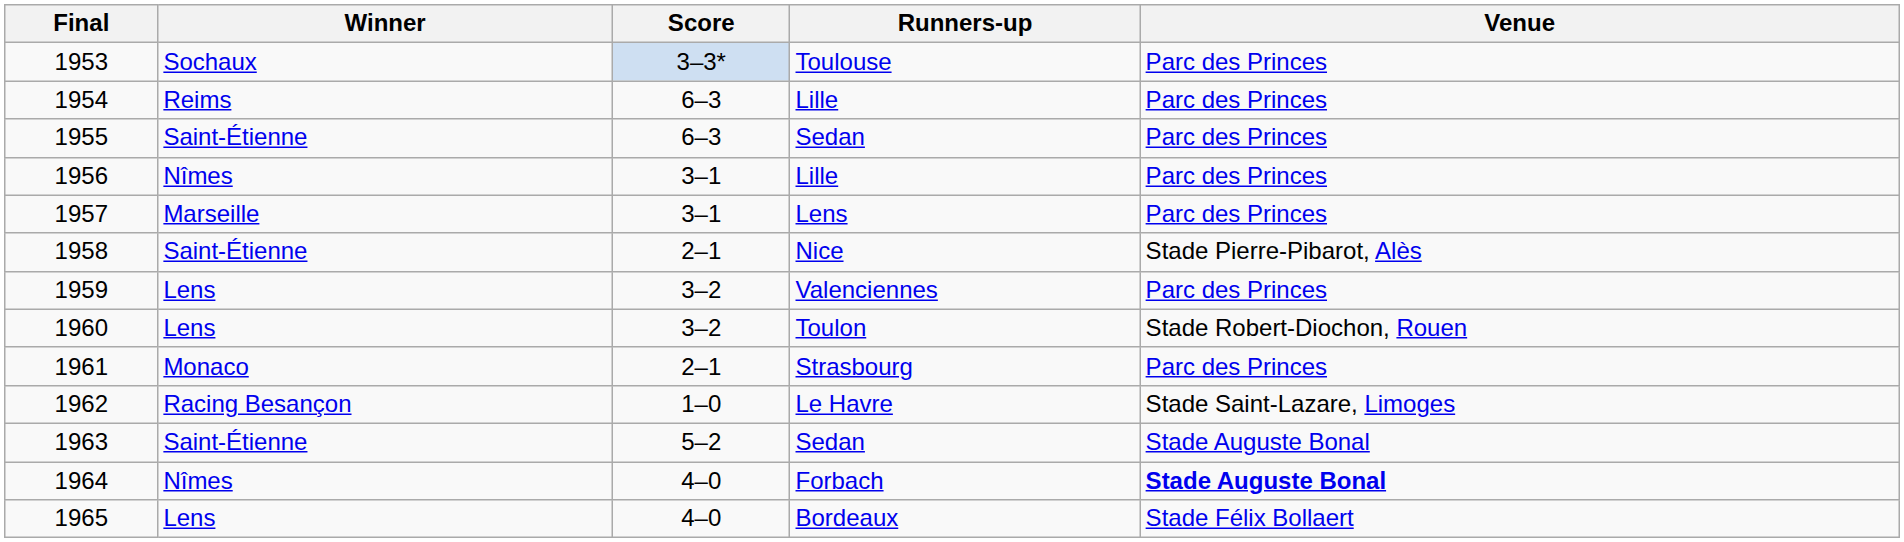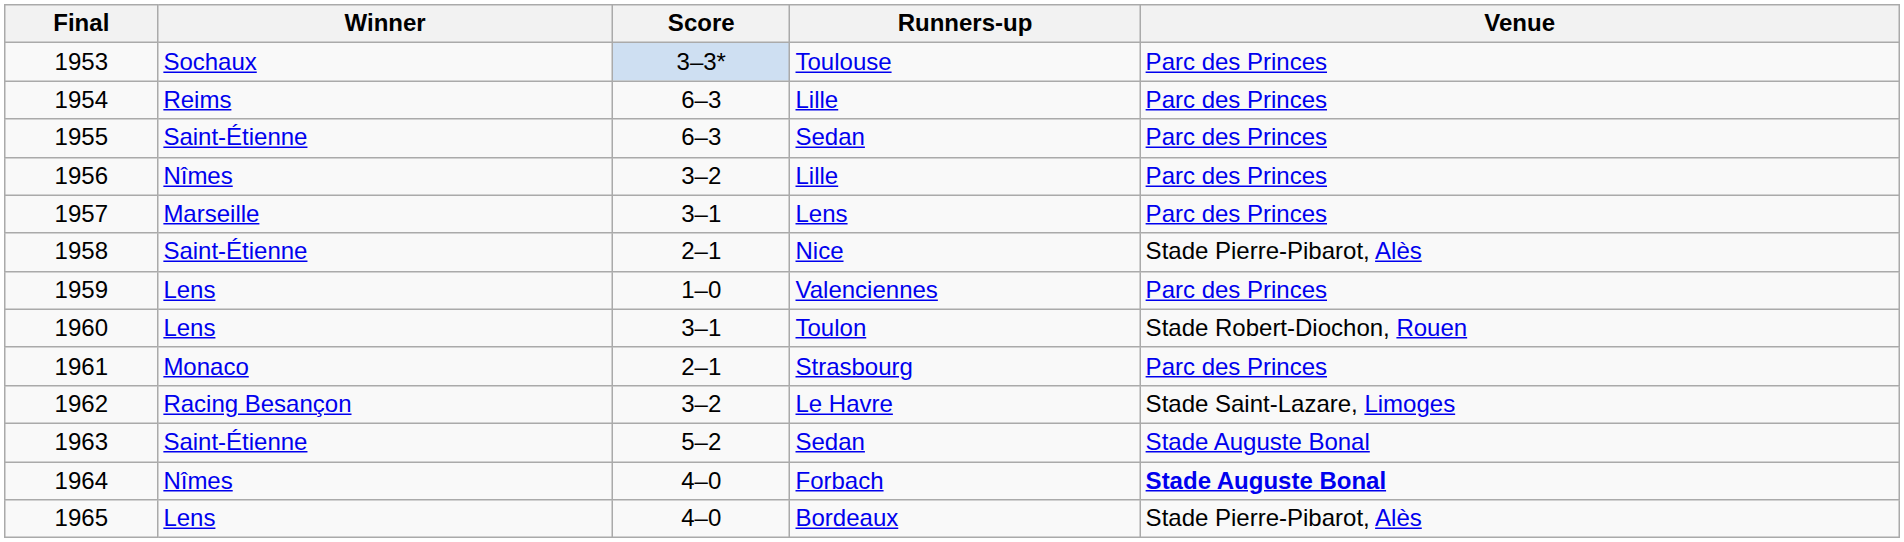(701, 175) 3–1 -> (701, 175) 3–2
(701, 289) 3–2 -> (701, 289) 1–0
(701, 328) 3–2 -> (701, 328) 3–1
(701, 404) 1–0 -> (701, 404) 3–2
(1250, 518) Stade Félix Bollaert -> (1284, 518) Stade Pierre-Pibarot, Alès
